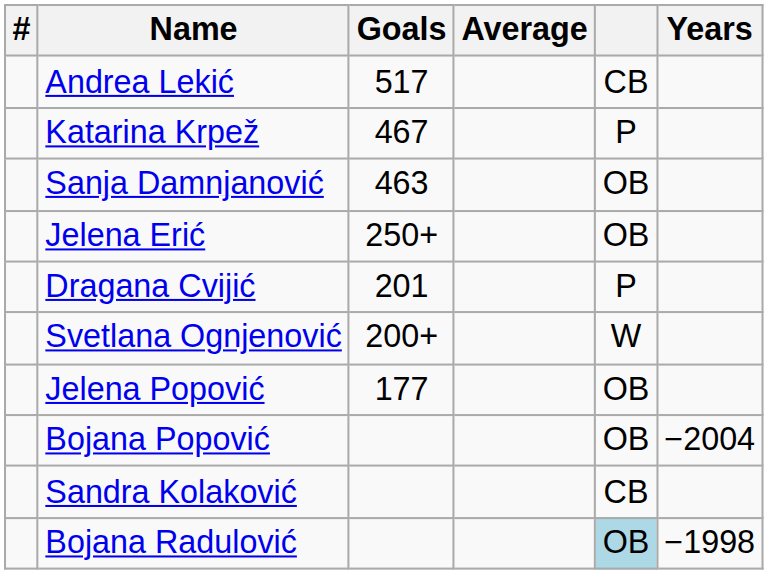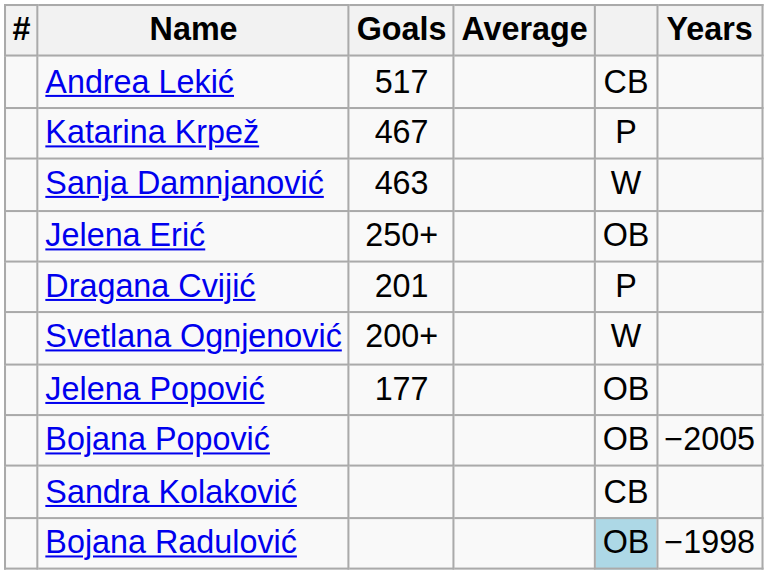(626, 183) OB -> (626, 183) W
(710, 440) −2004 -> (710, 440) −2005
